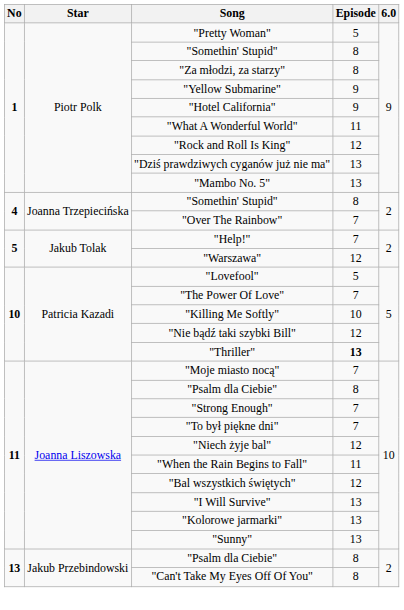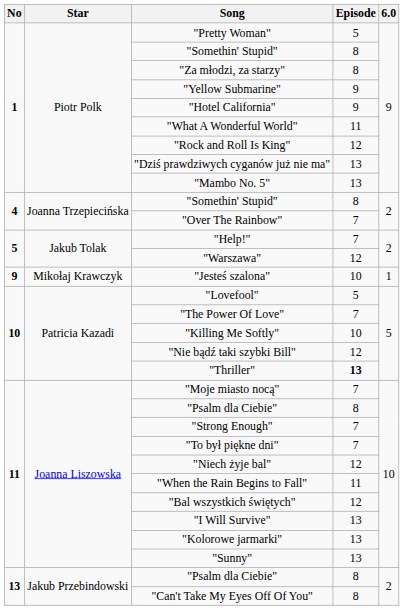+ row: (14, 276)
